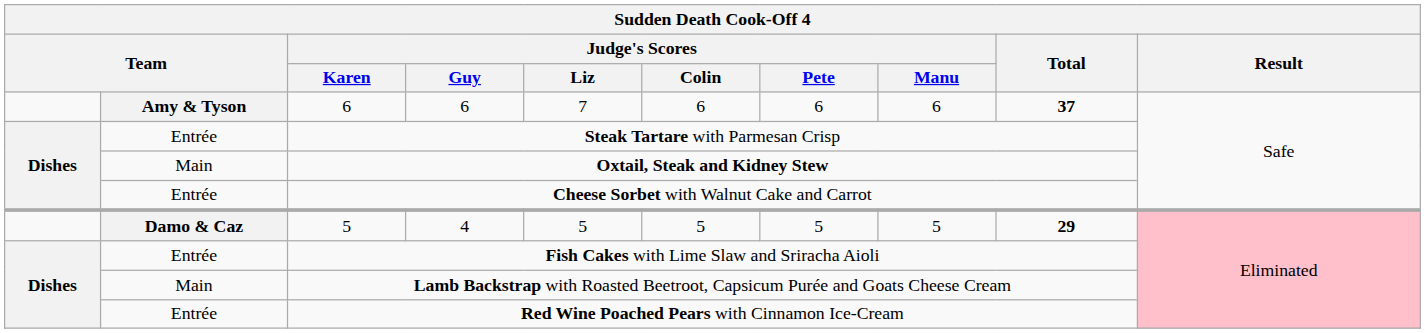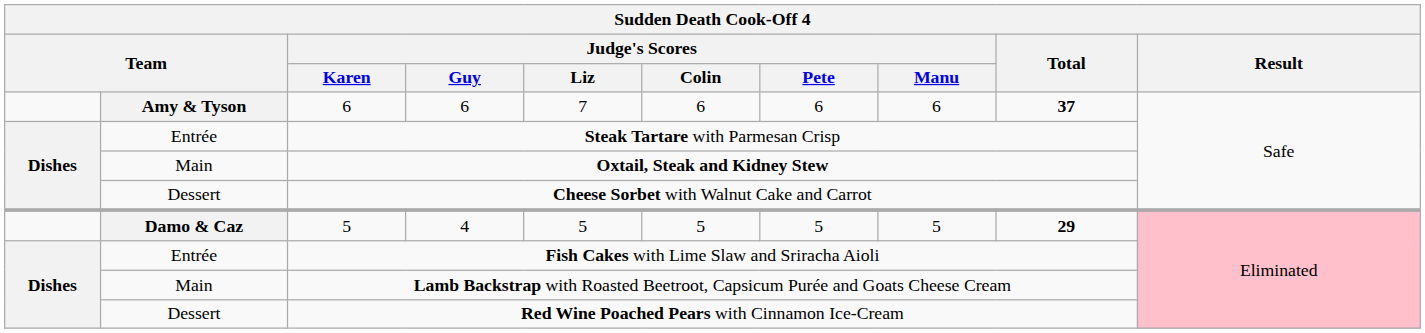(194, 194) Entrée -> (194, 194) Dessert
(194, 314) Entrée -> (194, 314) Dessert
